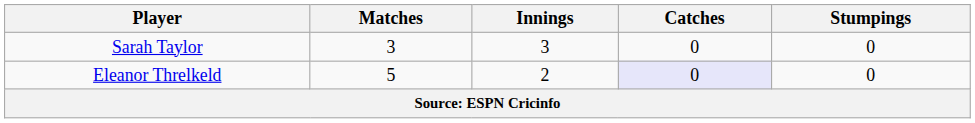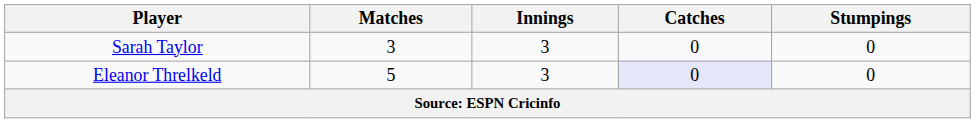(545, 74) 2 -> (545, 74) 3
